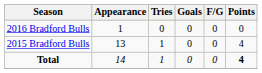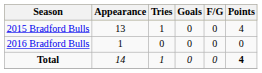rows swapped: (48, 44) <-> (48, 28)
